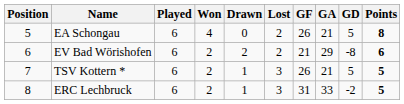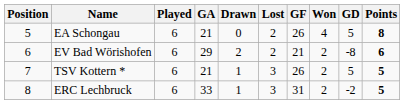columns swapped: (209, 14) <-> (327, 14)
